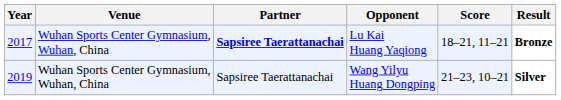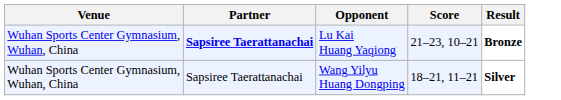- column: (20, 15)
(475, 42) 18–21, 11–21 -> (444, 42) 21–23, 10–21
(475, 77) 21–23, 10–21 -> (444, 77) 18–21, 11–21
